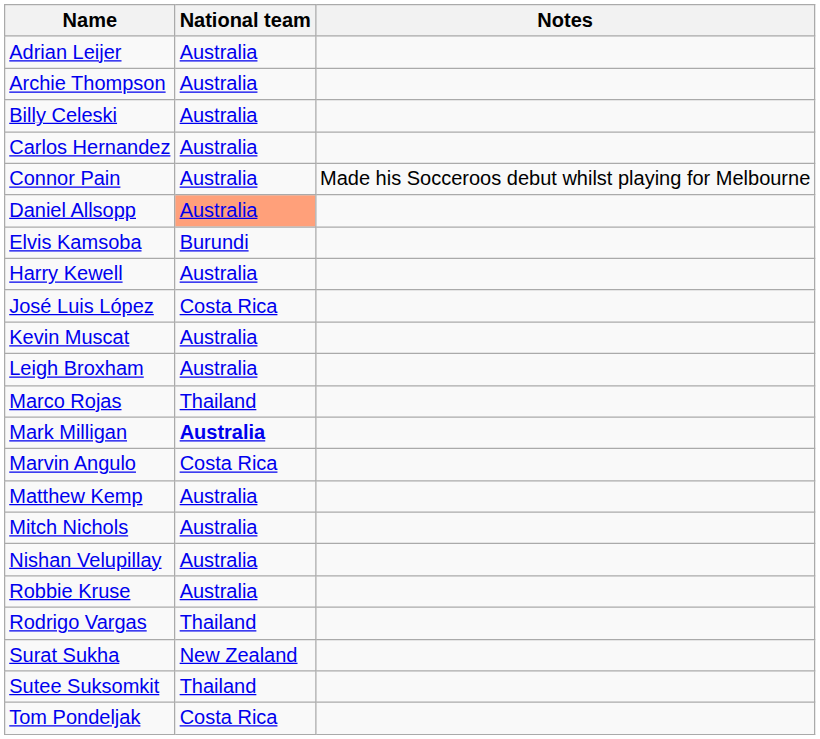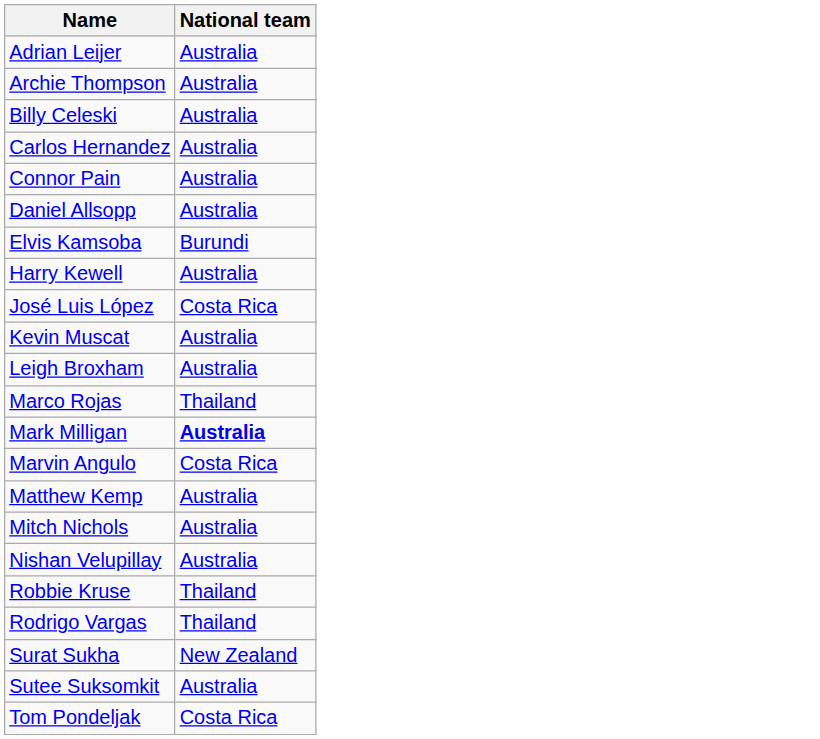- column: (565, 20)
(219, 210) lightsalmon background -> (219, 210) no background
(219, 591) Australia -> (218, 591) Thailand
(218, 686) Thailand -> (219, 686) Australia
